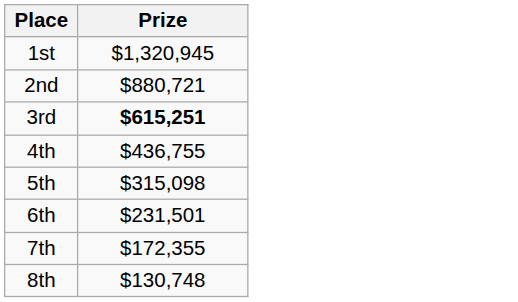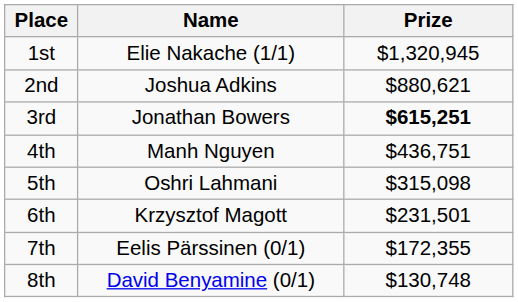+ column: (211, 20)
(163, 85) $880,721 -> (428, 85) $880,621
(163, 150) $436,755 -> (428, 150) $436,751
